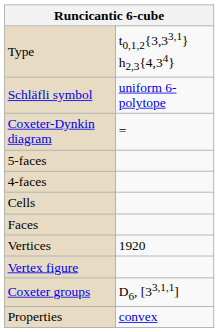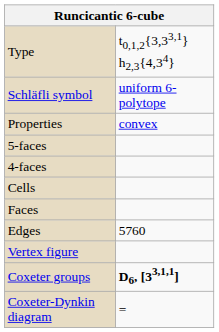rows swapped: (51, 131) <-> (35, 316)
+ row: (24, 230)
- row: (29, 245)
(149, 291) normal -> (149, 276) bold
